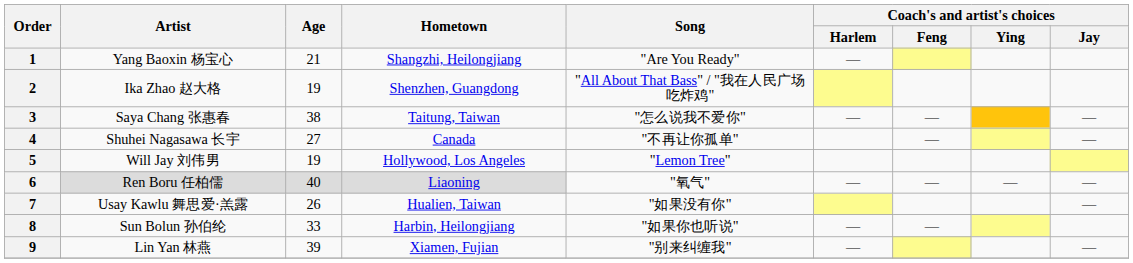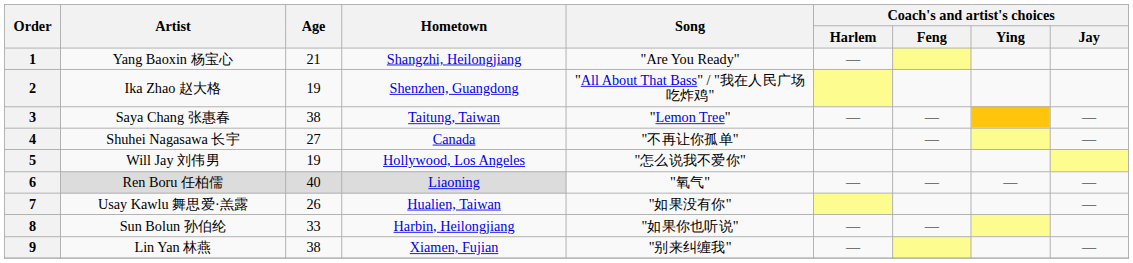(690, 117) "怎么说我不爱你" -> (690, 117) "Lemon Tree"
(690, 161) "Lemon Tree" -> (690, 161) "怎么说我不爱你"
(314, 247) 39 -> (314, 247) 38
